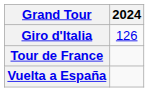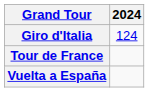(127, 35) 126 -> (127, 35) 124
